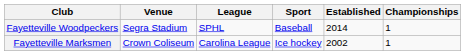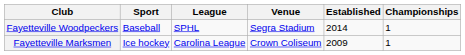columns swapped: (298, 12) <-> (158, 12)
(337, 43) 2002 -> (337, 43) 2009
